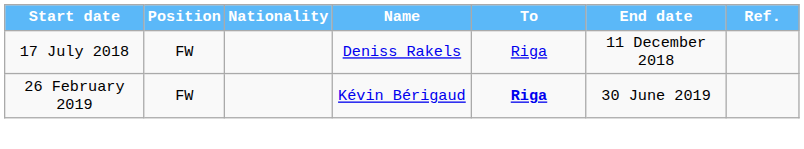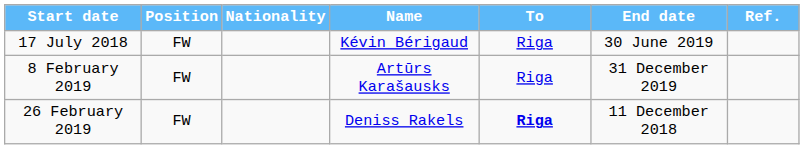(402, 52) Deniss Rakels -> (404, 43) Kévin Bérigaud
(656, 52) 11 December 2018 -> (659, 43) 30 June 2019
+ row: (73, 77)
(402, 96) Kévin Bérigaud -> (404, 121) Deniss Rakels
(656, 96) 30 June 2019 -> (659, 121) 11 December 2018
